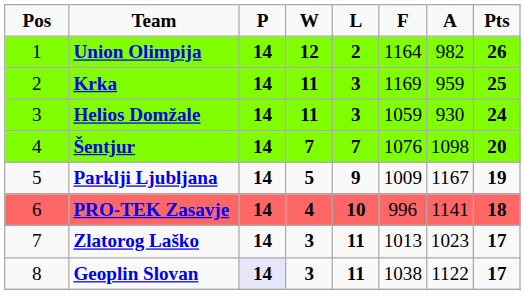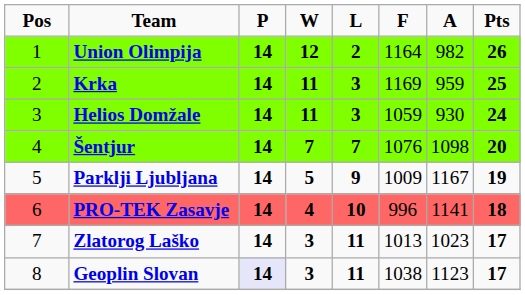(450, 273) 1122 -> (450, 273) 1123
